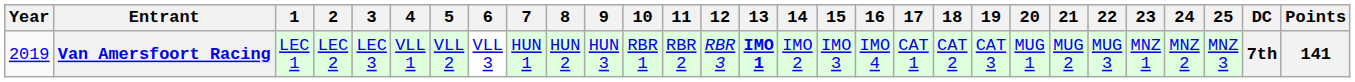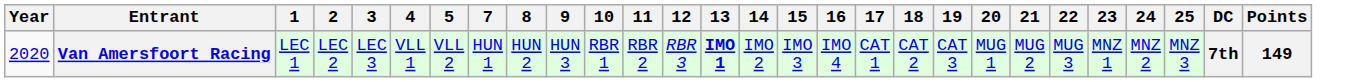- column: (488, 18)
(29, 54) 2019 -> (29, 54) 2020
(1316, 54) 141 -> (1277, 54) 149
